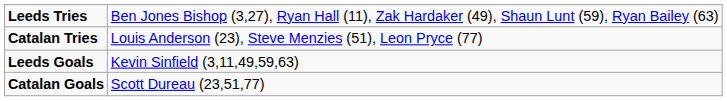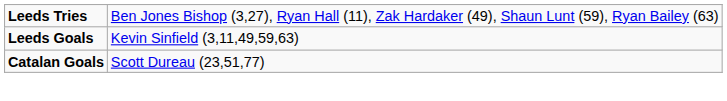- row: (53, 38)
